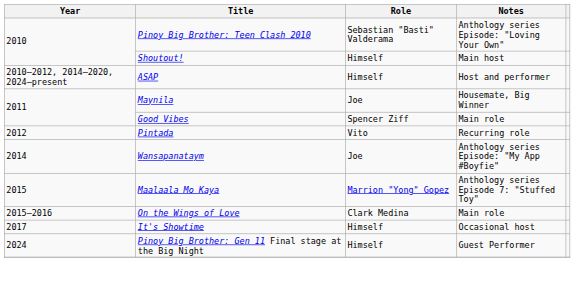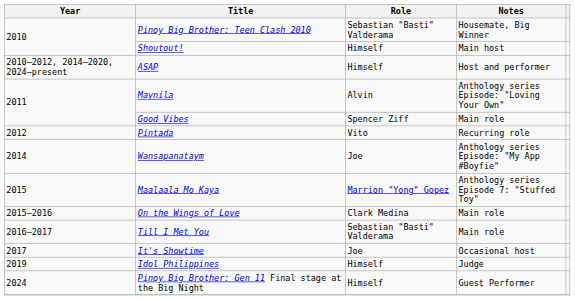(499, 35) Anthology series Episode: "Loving Your Own" -> (494, 30) Housemate, Big Winner
(355, 100) Joe -> (360, 96) Alvin
(494, 100) Housemate, Big Winner -> (499, 96) Anthology series Episode: "Loving Your Own"
+ row: (173, 232)
(365, 227) Himself -> (355, 250) Joe
+ row: (179, 264)
